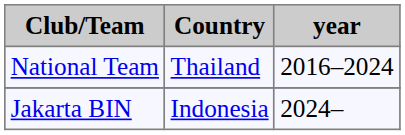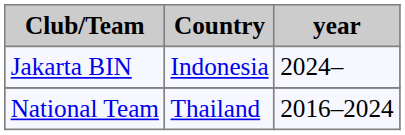rows swapped: (85, 66) <-> (71, 108)
